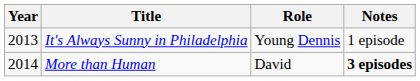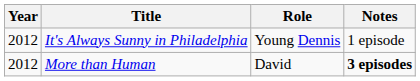(23, 40) 2013 -> (23, 40) 2012
(23, 64) 2014 -> (23, 64) 2012
